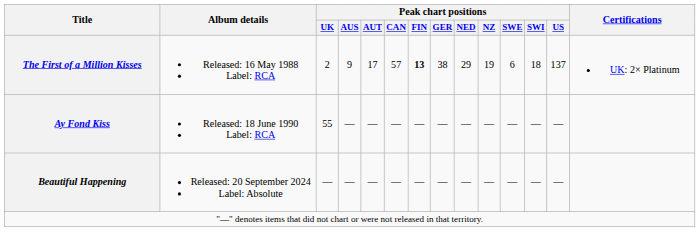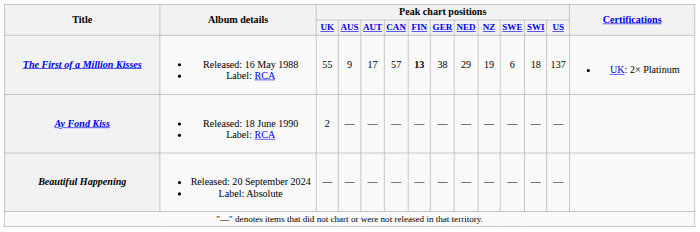(327, 64) 2 -> (327, 64) 55
(327, 123) 55 -> (327, 123) 2
